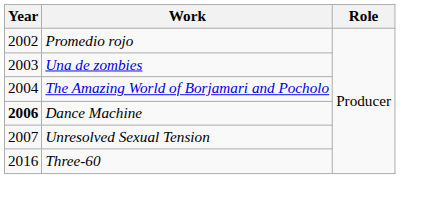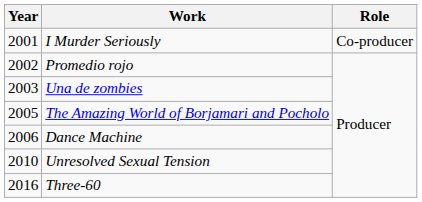+ row: (103, 40)
(23, 88) 2004 -> (23, 112) 2005
(23, 112) bold -> (23, 137) normal
(23, 137) 2007 -> (23, 161) 2010
